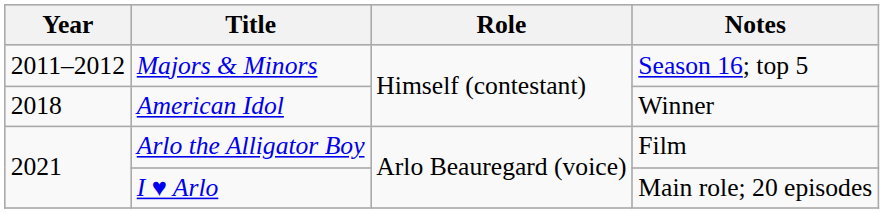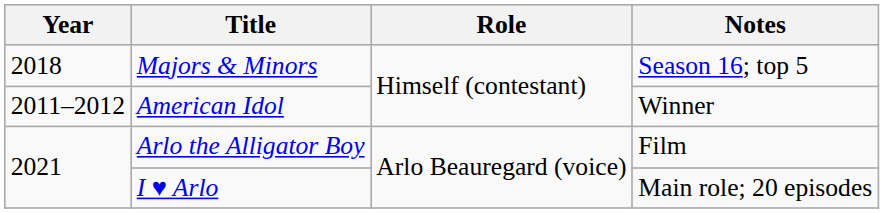(68, 65) 2011–2012 -> (36, 65) 2018
(36, 106) 2018 -> (68, 106) 2011–2012
